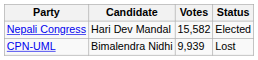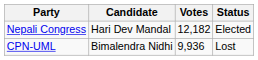(194, 30) 15,582 -> (194, 30) 12,182
(191, 47) 9,939 -> (191, 47) 9,936
